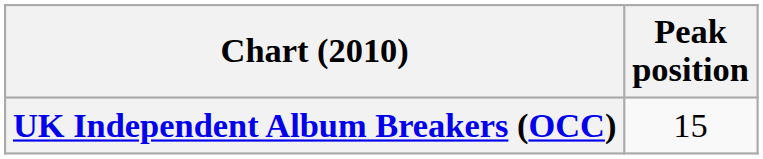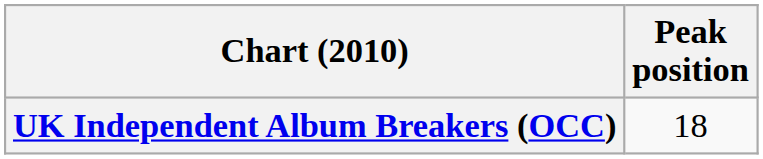(691, 125) 15 -> (691, 125) 18
